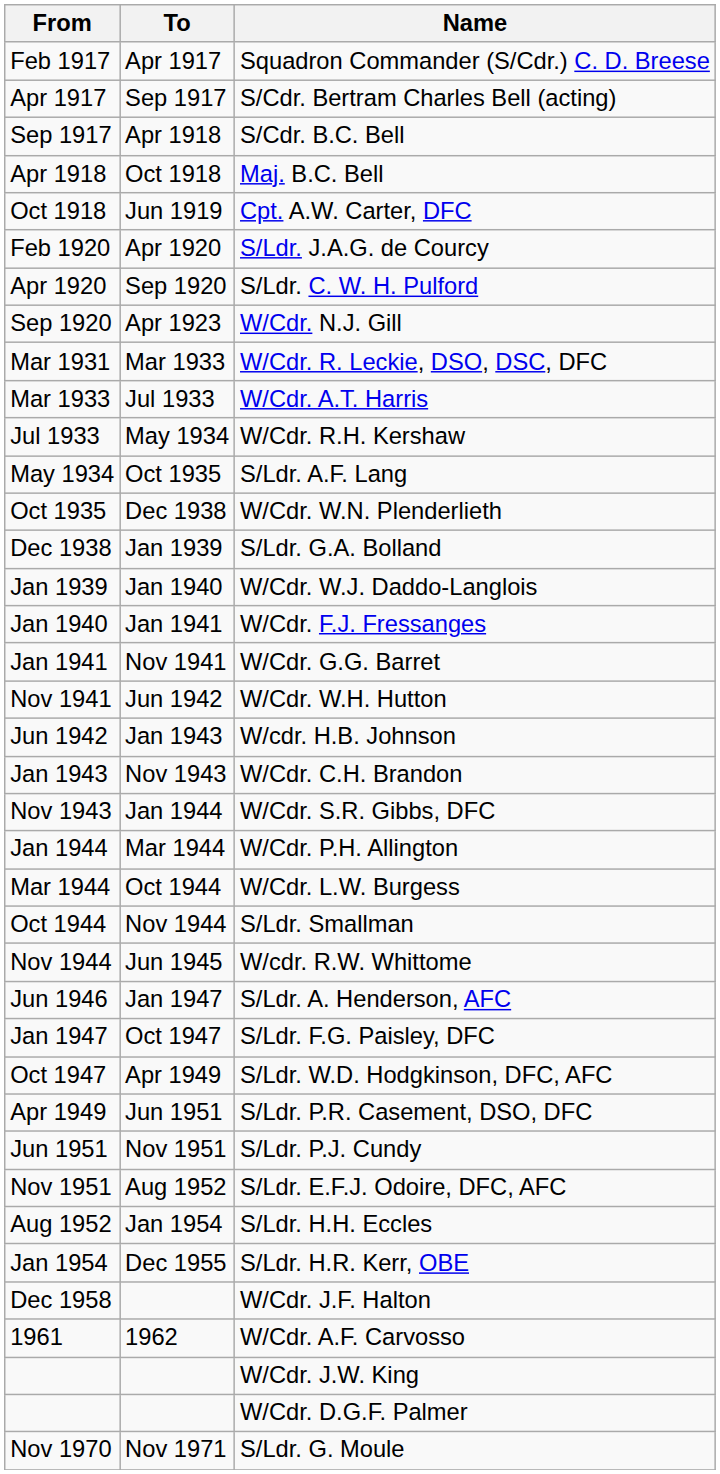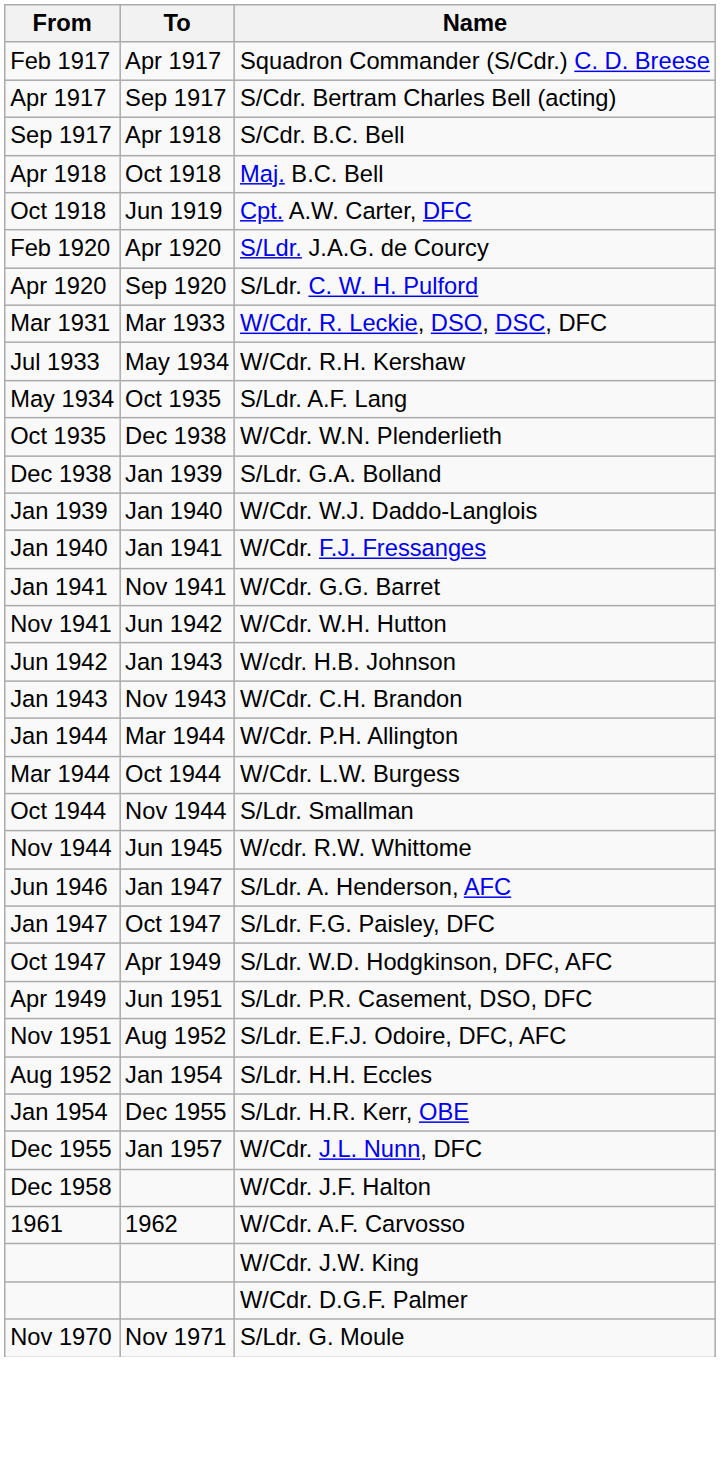- row: (321, 323)
- row: (334, 398)
- row: (368, 811)
- row: (331, 1149)
+ row: (361, 1149)
